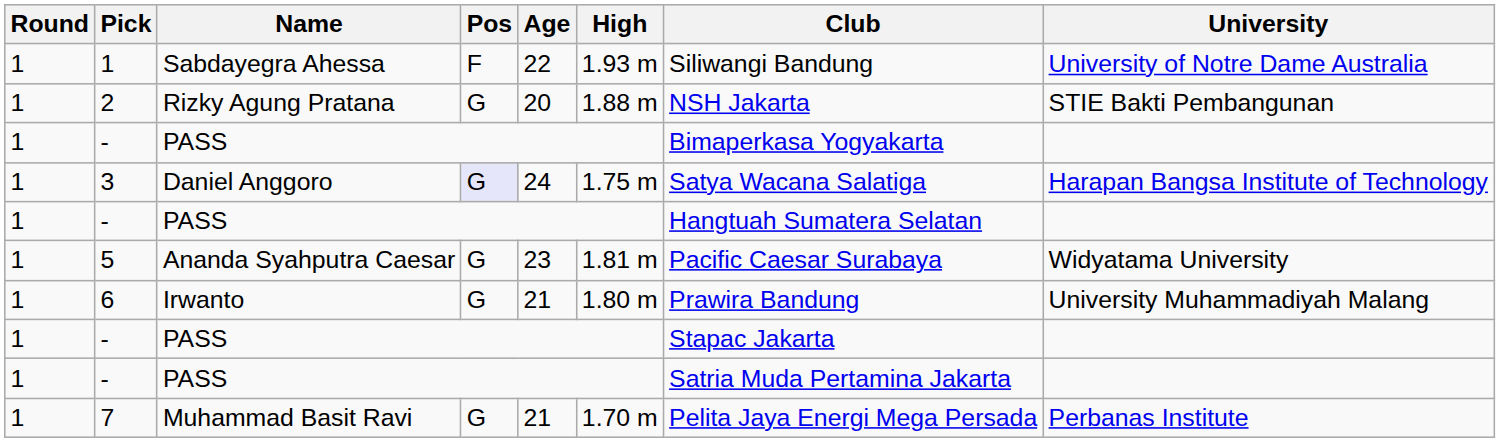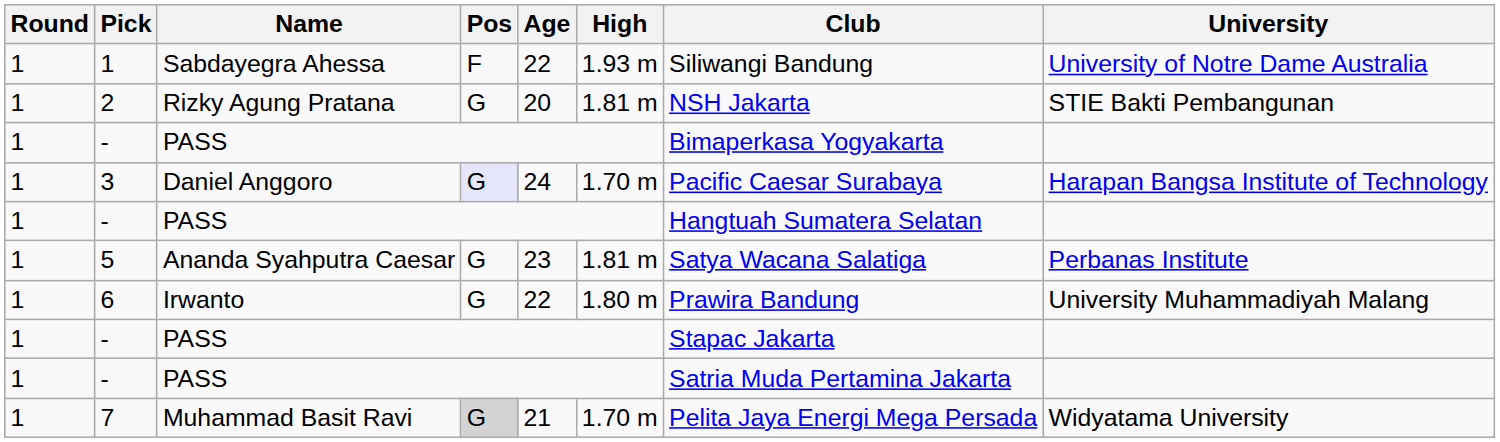(620, 102) 1.88 m -> (620, 102) 1.81 m
(620, 181) 1.75 m -> (620, 181) 1.70 m
(798, 181) Satya Wacana Salatiga -> (806, 181) Pacific Caesar Surabaya
(806, 260) Pacific Caesar Surabaya -> (798, 260) Satya Wacana Salatiga
(1168, 260) Widyatama University -> (1149, 260) Perbanas Institute
(537, 299) 21 -> (537, 299) 22
(476, 417) no background -> (476, 417) lightgrey background
(1149, 417) Perbanas Institute -> (1168, 417) Widyatama University
